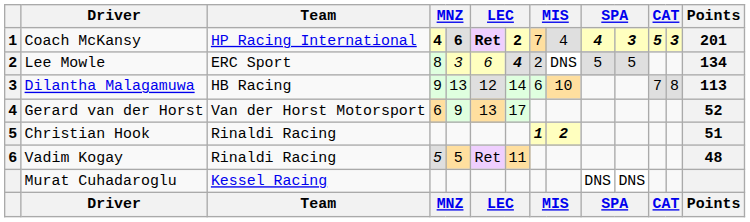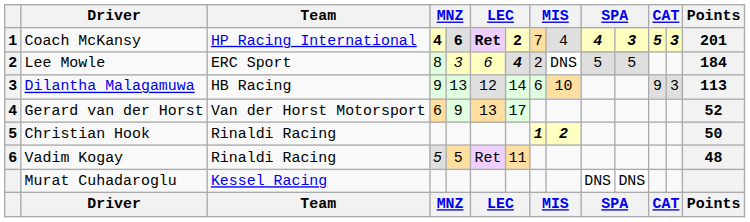(714, 63) 134 -> (714, 63) 184
(657, 87) 7 -> (657, 87) 9
(674, 87) 8 -> (674, 87) 3
(714, 134) 51 -> (714, 134) 50
